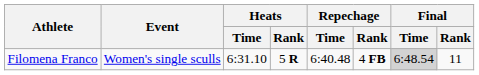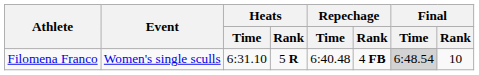(455, 59) 11 -> (455, 59) 10
